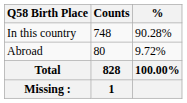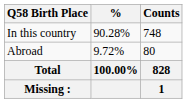columns swapped: (112, 13) <-> (157, 13)
